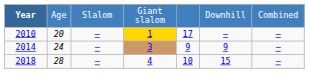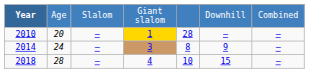(188, 35) 17 -> (188, 35) 28
(188, 48) 9 -> (188, 48) 8
